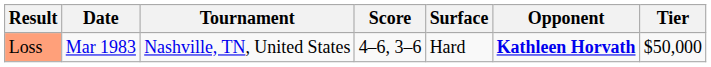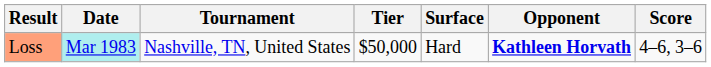columns swapped: (673, 18) <-> (390, 18)
(101, 47) no background -> (101, 47) paleturquoise background
